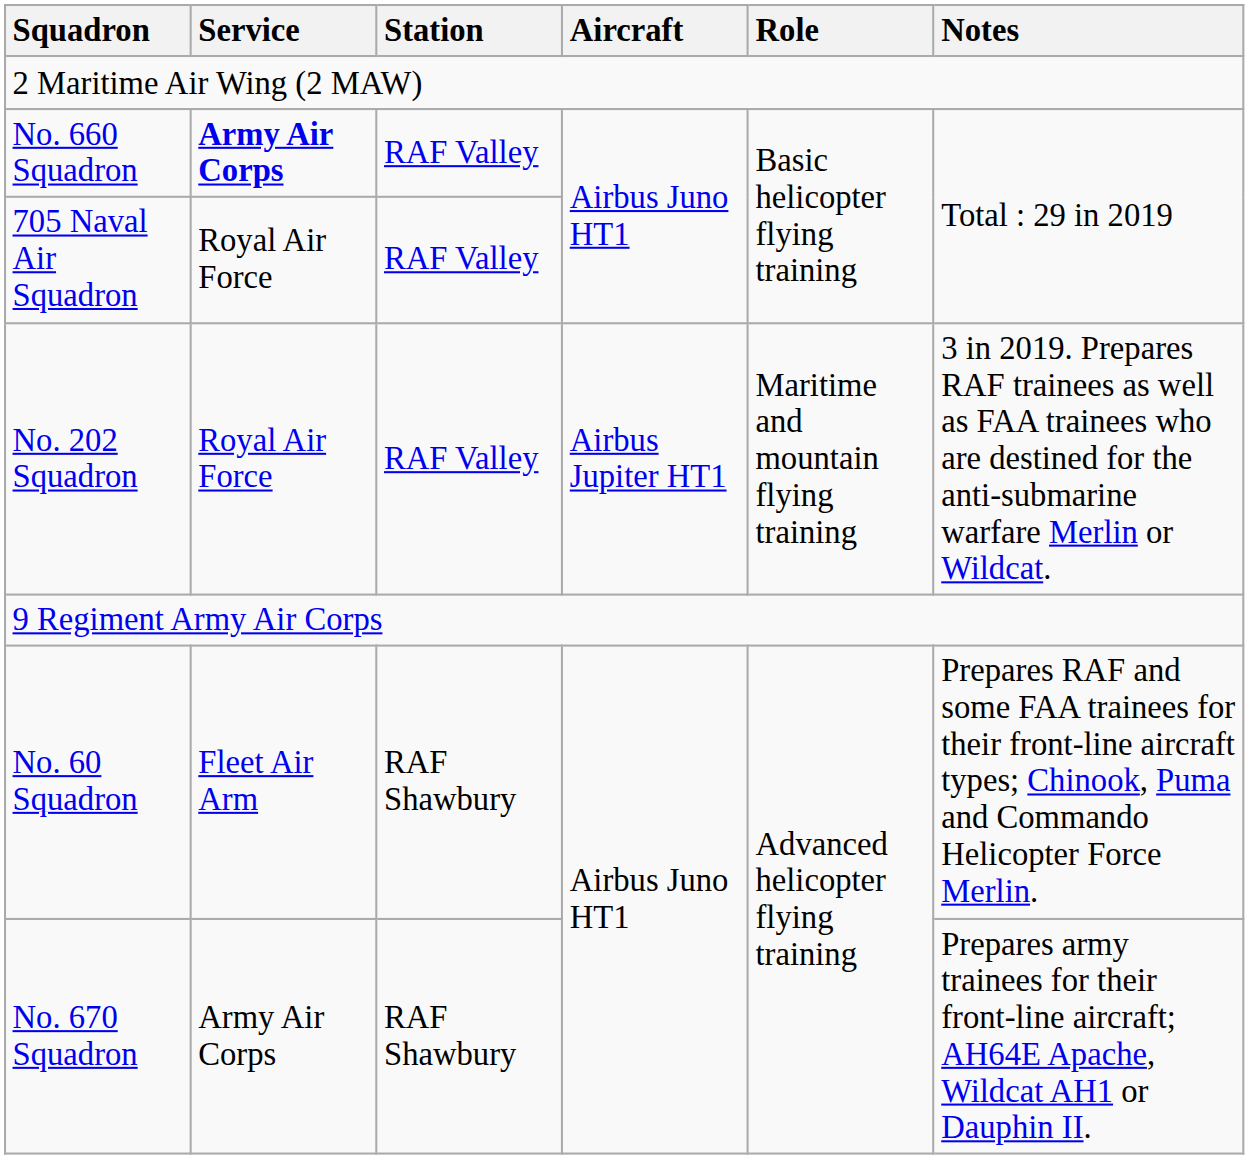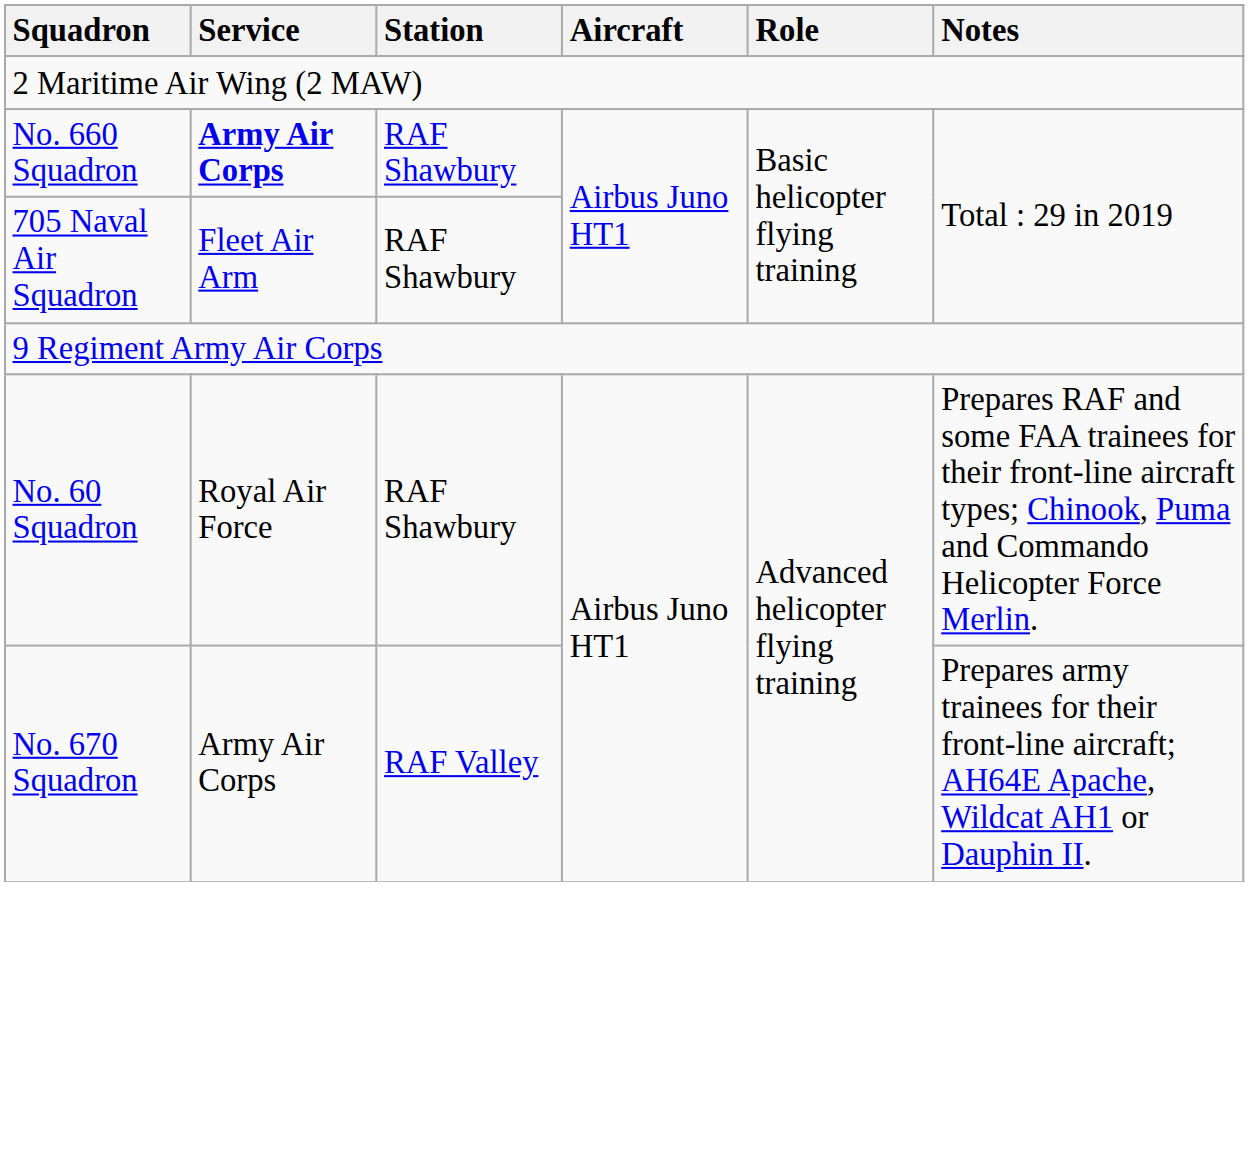(461, 152) RAF Valley -> (450, 152) RAF Shawbury
(262, 259) Royal Air Force -> (256, 259) Fleet Air Arm
(461, 259) RAF Valley -> (450, 259) RAF Shawbury
- row: (75, 457)
(256, 781) Fleet Air Arm -> (262, 509) Royal Air Force
(450, 1035) RAF Shawbury -> (461, 763) RAF Valley
